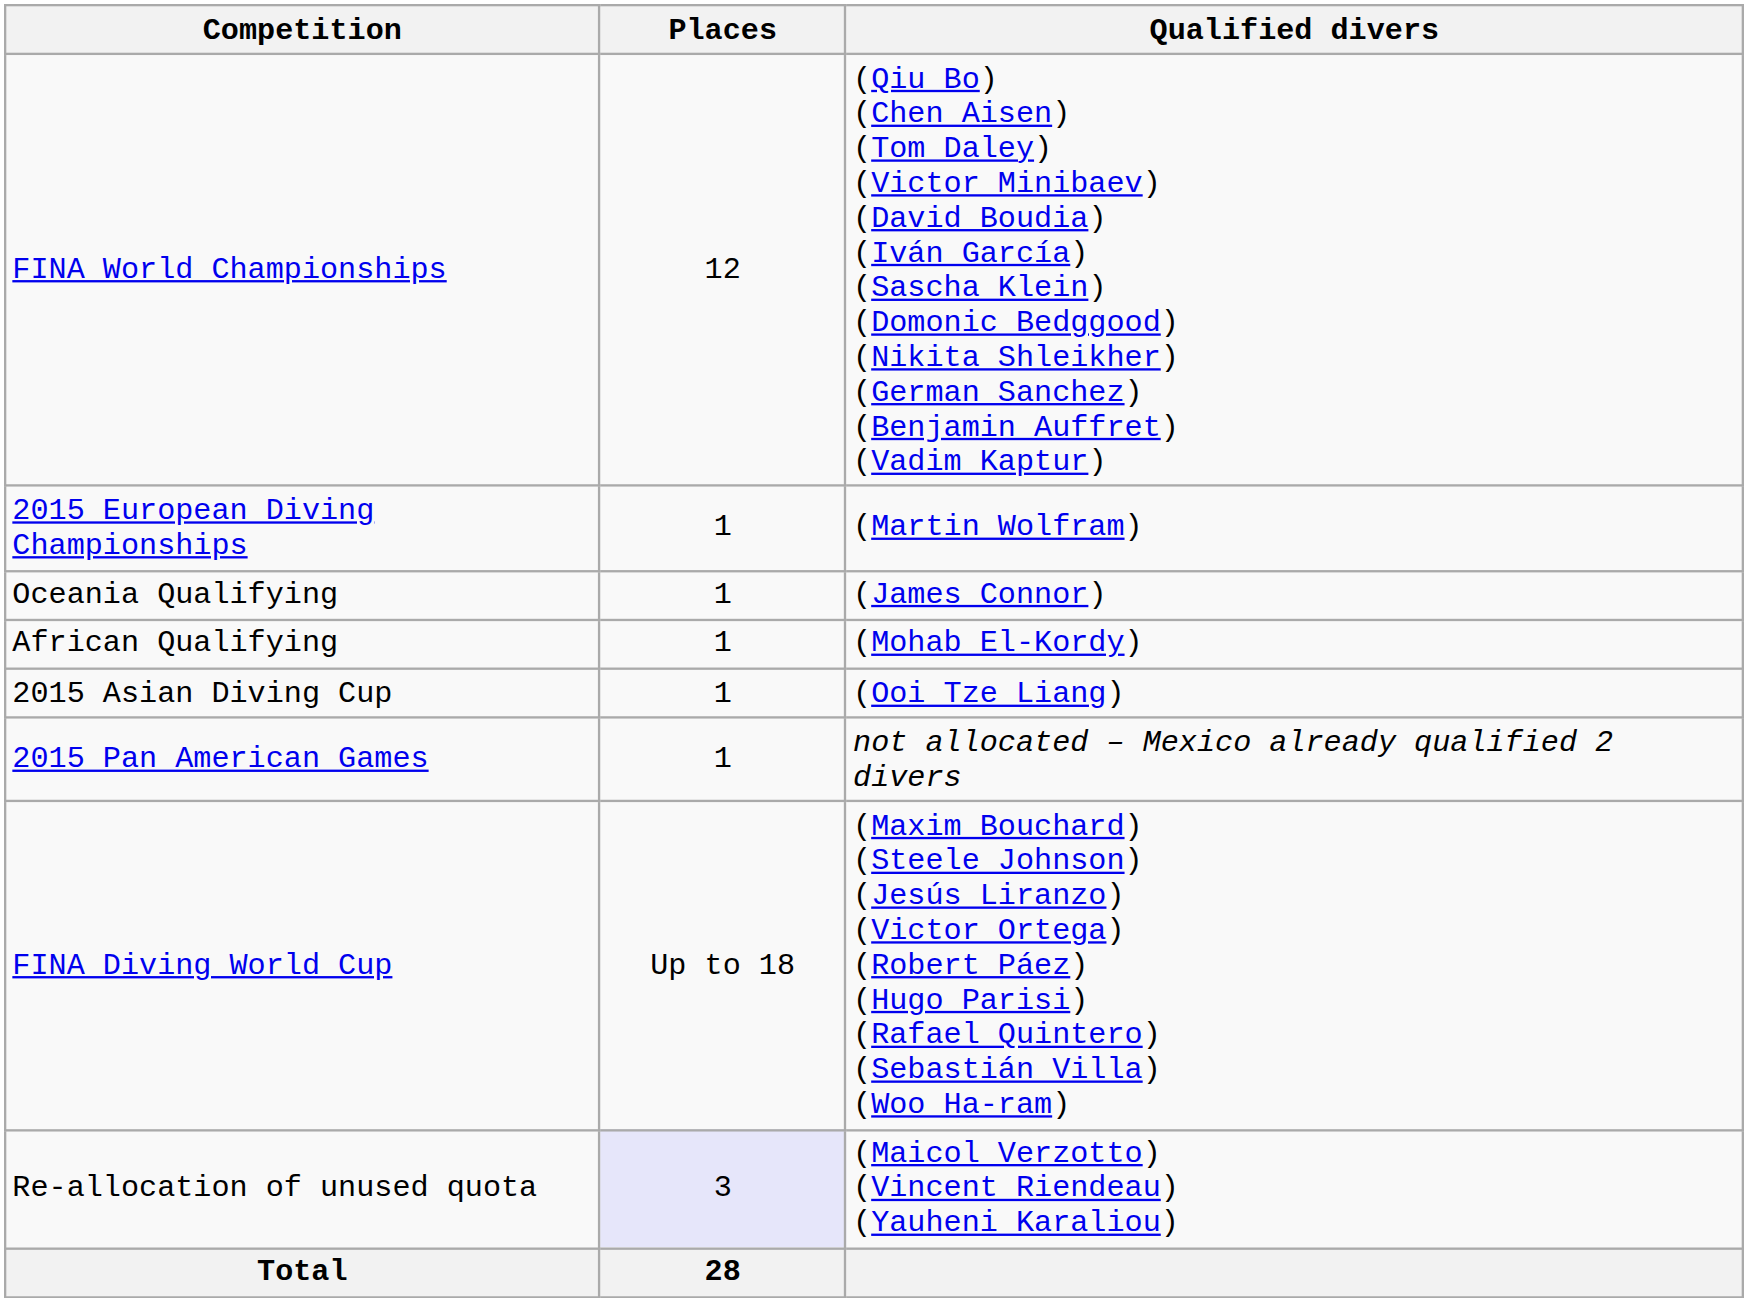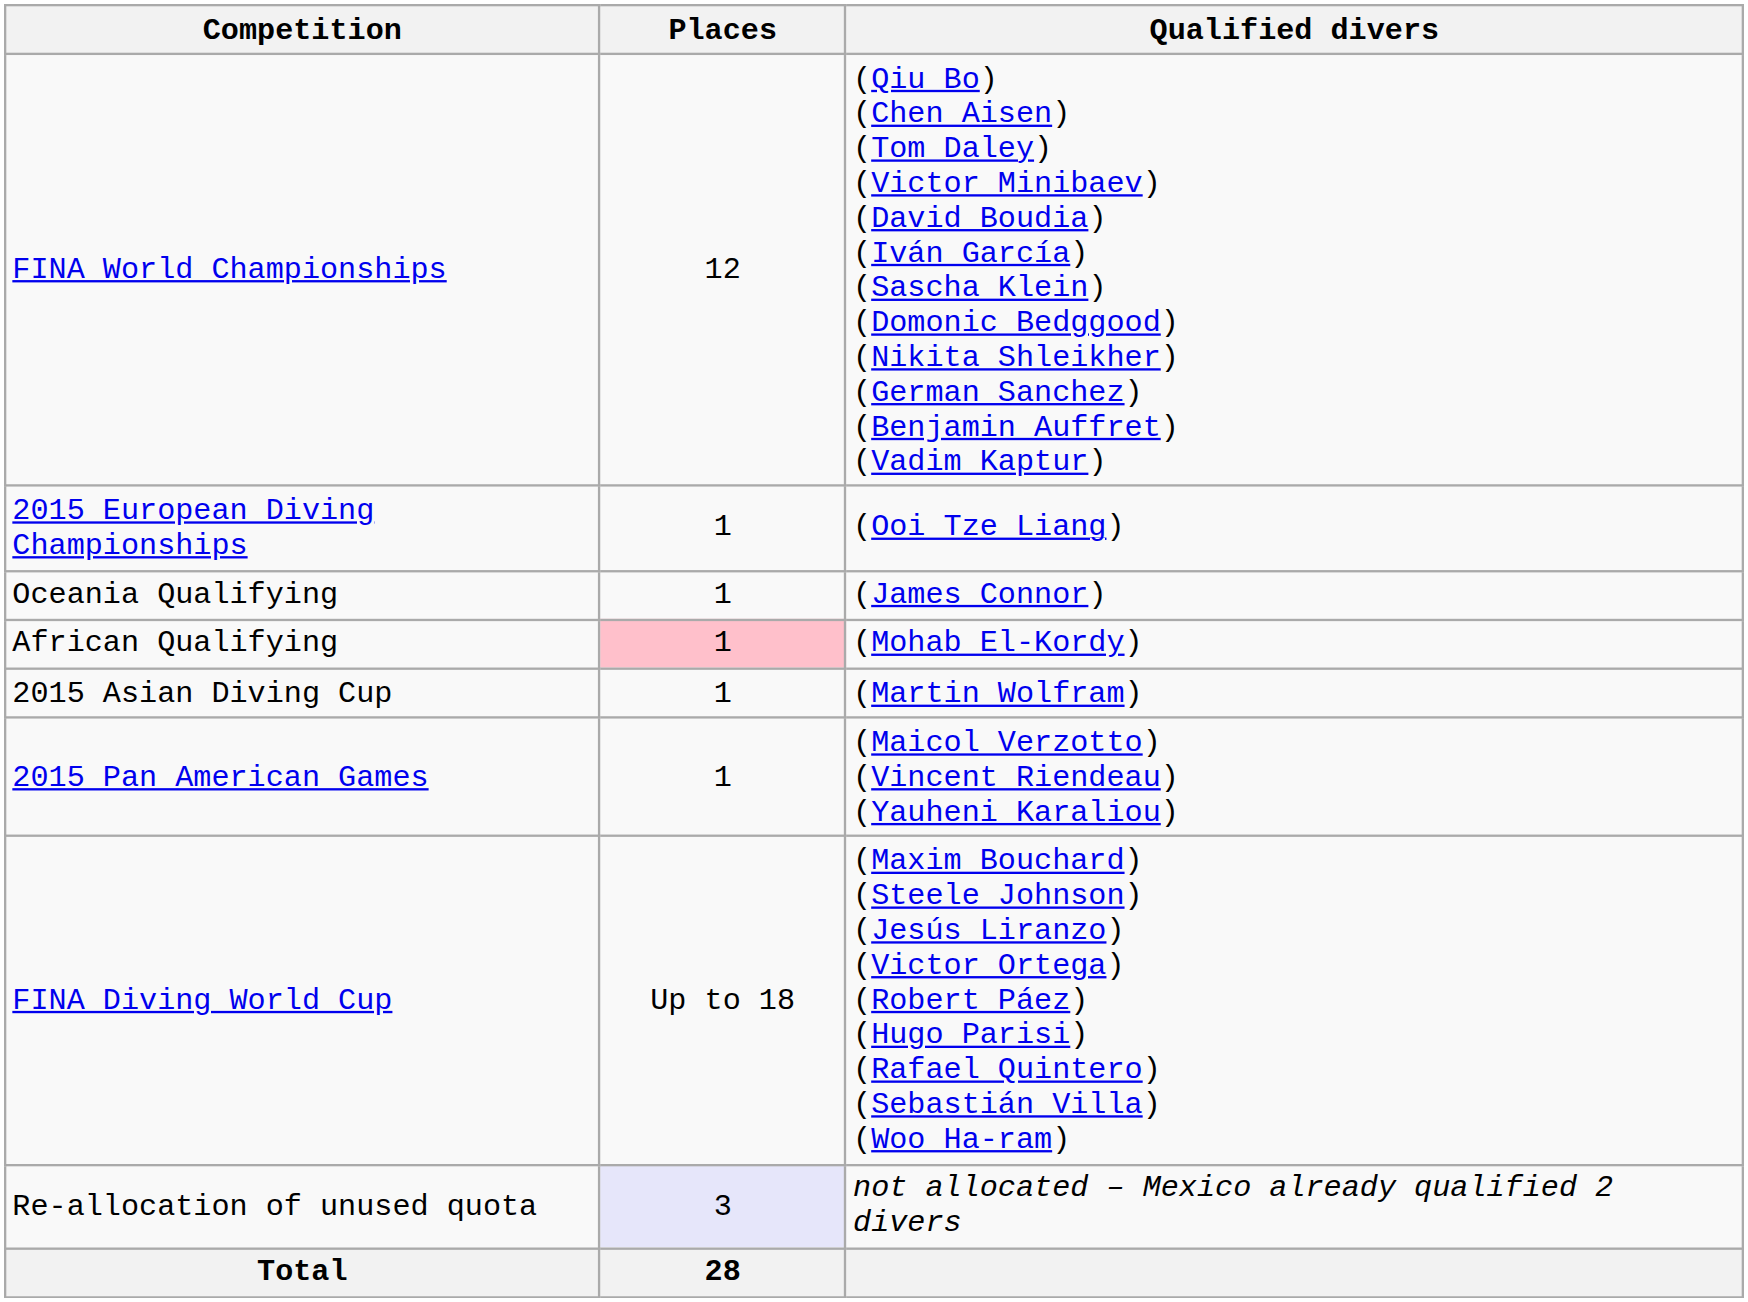(998, 528) (Martin Wolfram) -> (989, 528) (Ooi Tze Liang)
(723, 644) no background -> (723, 644) pink background
(989, 693) (Ooi Tze Liang) -> (998, 693) (Martin Wolfram)
(1233, 760) not allocated – Mexico already qualified 2 divers -> (1016, 777) (Maicol Verzotto) (Vincent Riendeau) (Yauheni Karaliou)
(1016, 1189) (Maicol Verzotto) (Vincent Riendeau) (Yauheni Karaliou) -> (1233, 1206) not allocated – Mexico already qualified 2 divers
